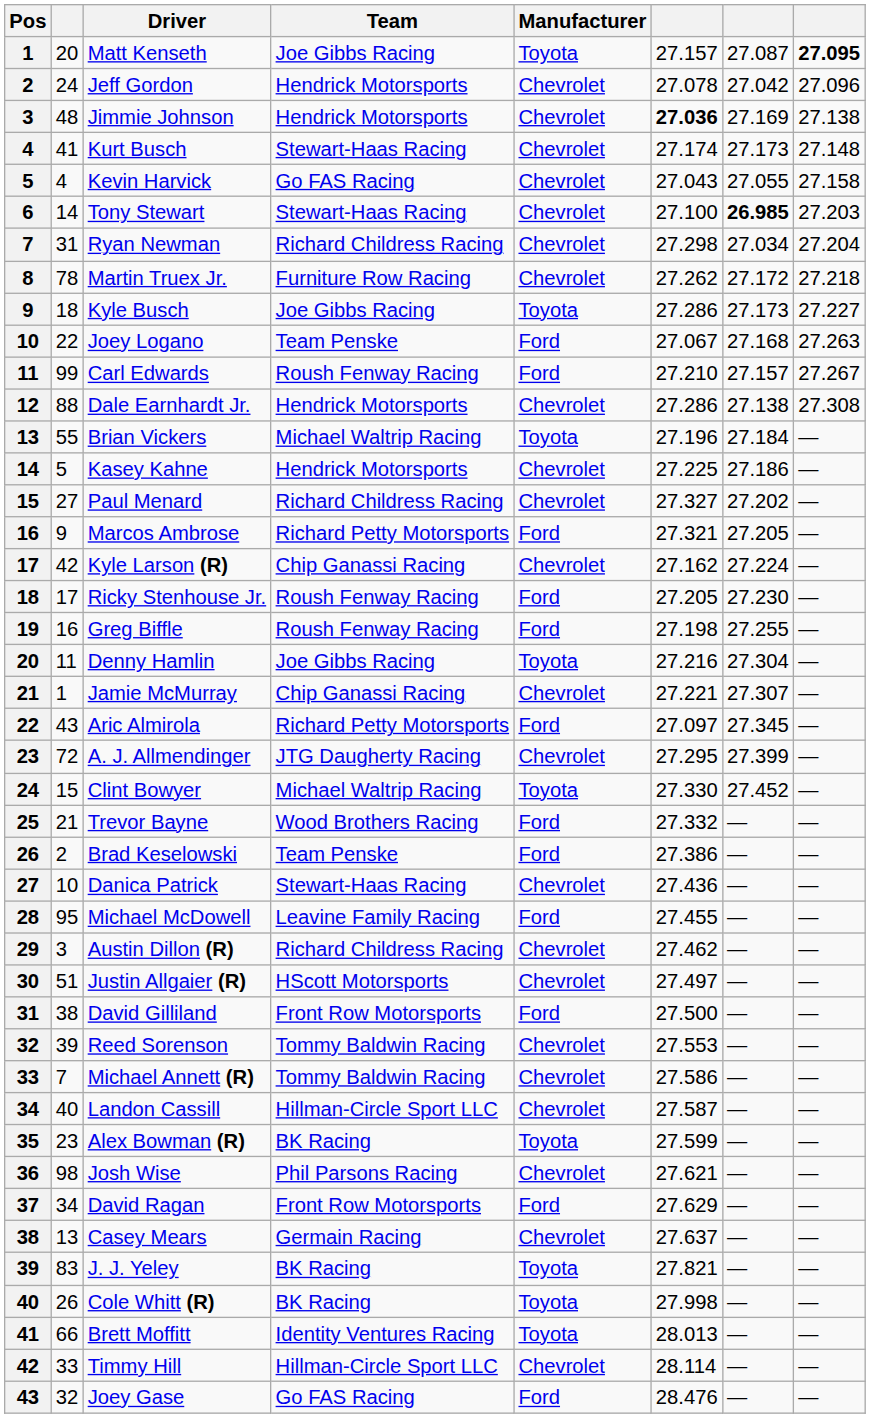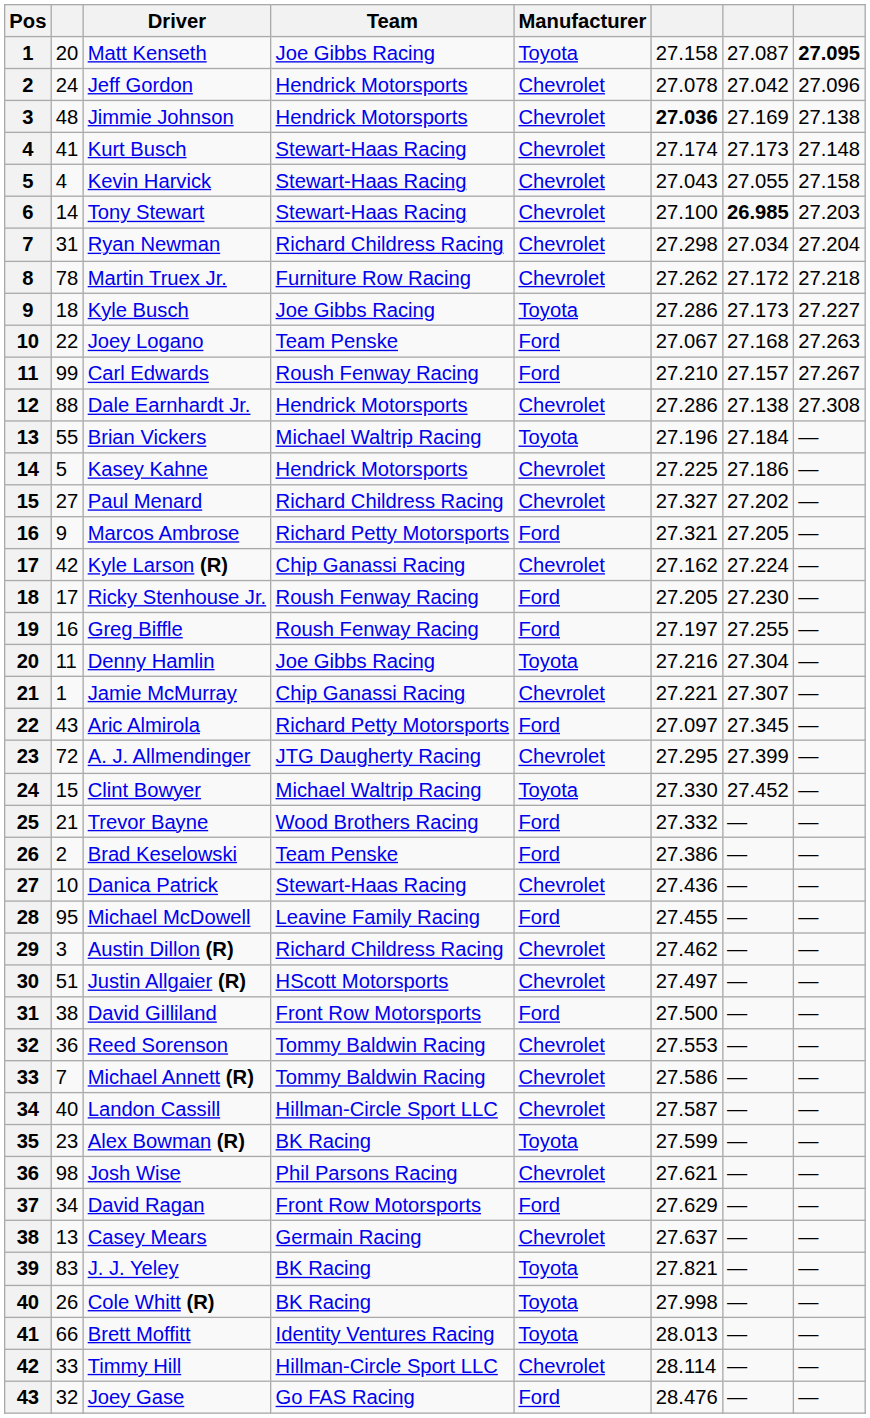(687, 53) 27.157 -> (687, 53) 27.158
(345, 181) Go FAS Racing -> (371, 181) Stewart-Haas Racing
(687, 629) 27.198 -> (687, 629) 27.197
(67, 1045) 39 -> (67, 1045) 36
